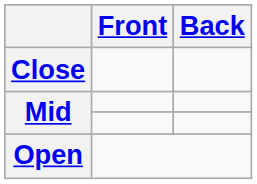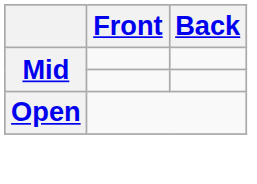- row: (48, 69)
